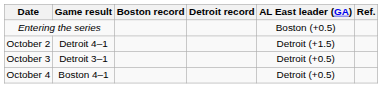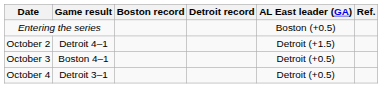(83, 59) Detroit 3–1 -> (83, 59) Boston 4–1
(83, 75) Boston 4–1 -> (83, 75) Detroit 3–1
